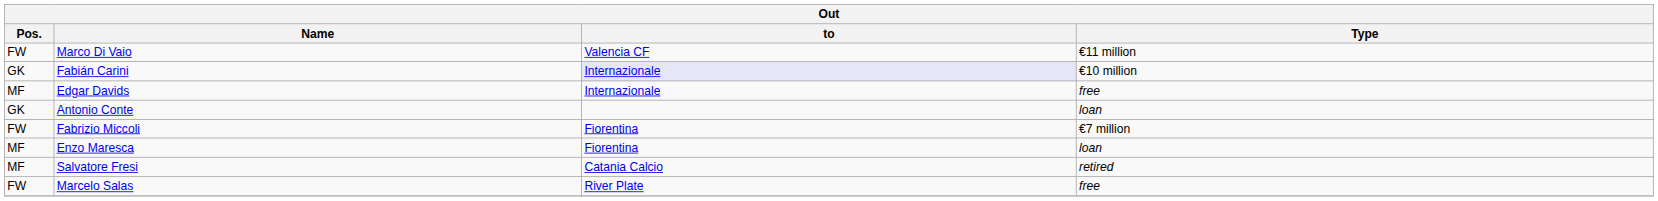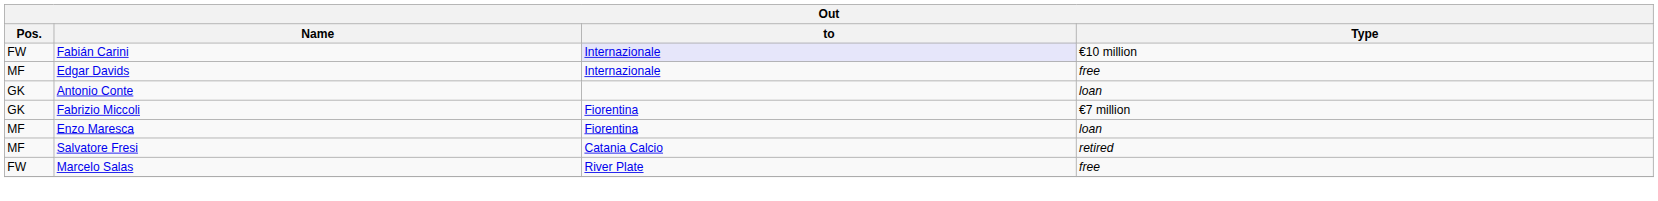- row: (94, 53)
(16, 72) GK -> (17, 53) FW
(17, 129) FW -> (16, 110) GK
